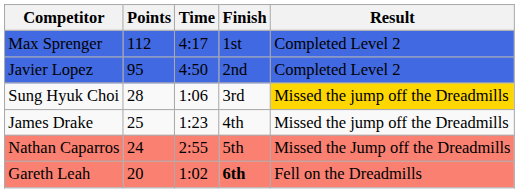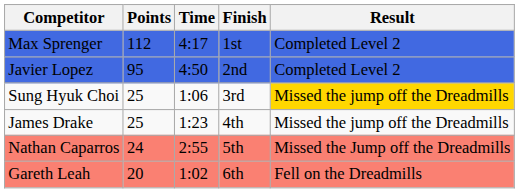(135, 95) 28 -> (135, 95) 25
(234, 174) bold -> (233, 174) normal
